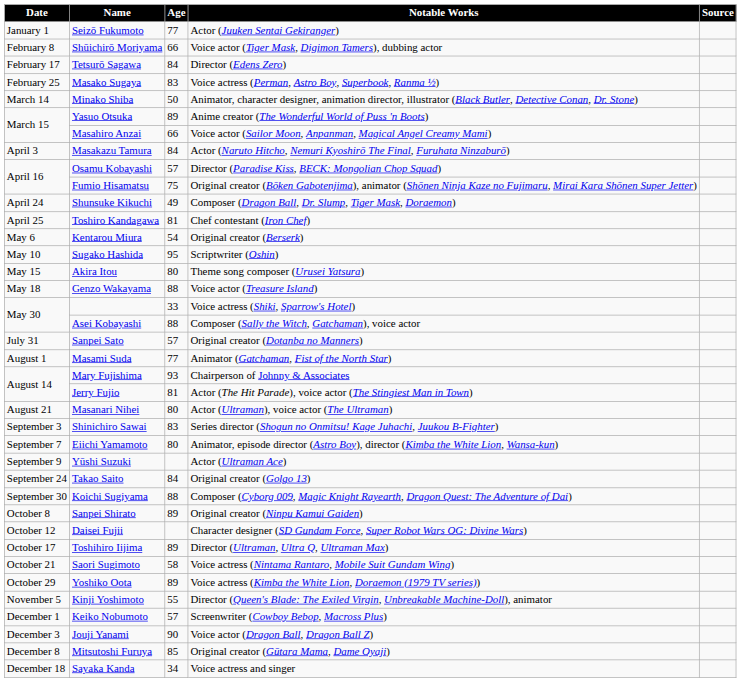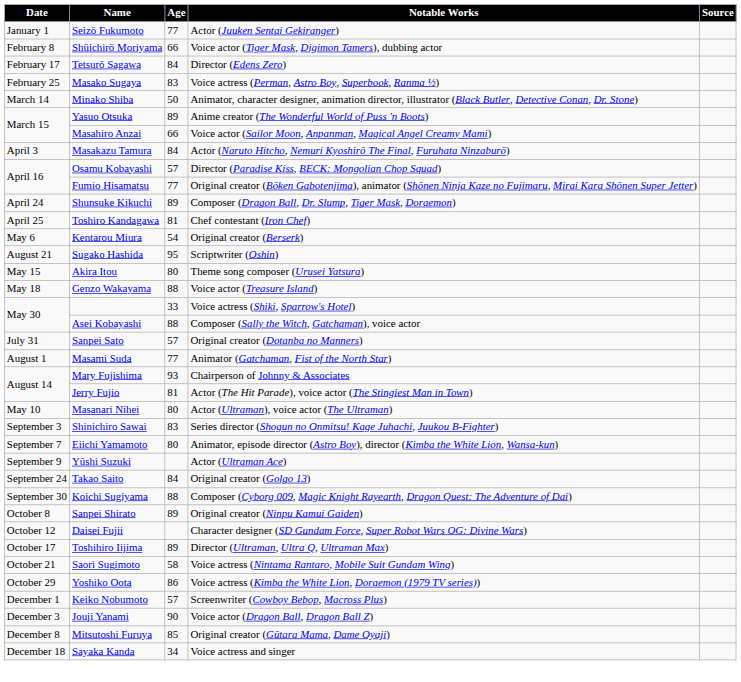(173, 185) 75 -> (173, 185) 77
(173, 202) 49 -> (173, 202) 89
(24, 254) May 10 -> (29, 254) August 21
(29, 409) August 21 -> (24, 409) May 10
(173, 582) 89 -> (173, 582) 86
- row: (108, 599)
